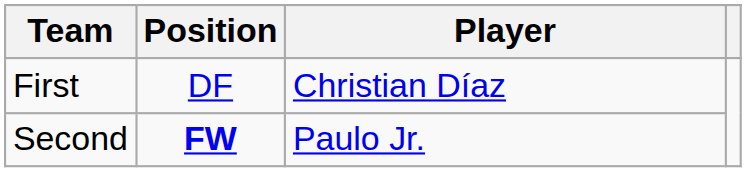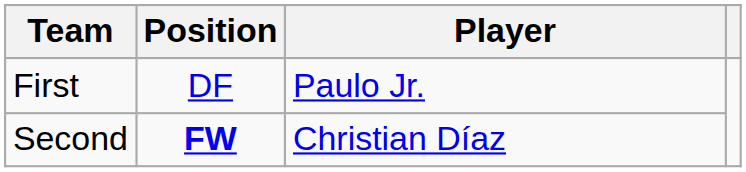(399, 85) Christian Díaz -> (359, 85) Paulo Jr.
(359, 138) Paulo Jr. -> (399, 138) Christian Díaz
